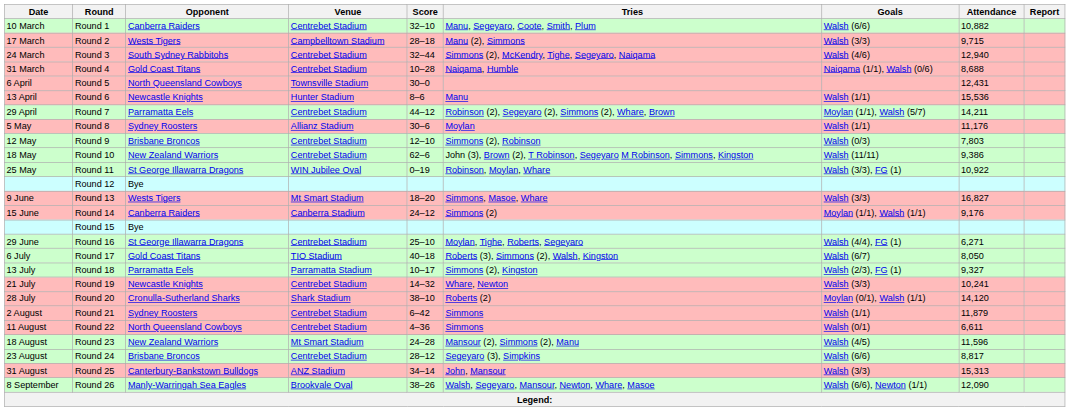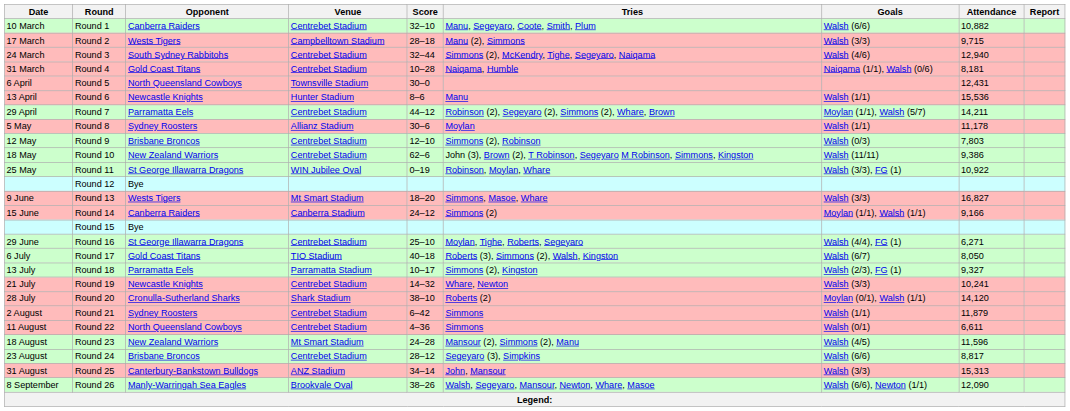(972, 69) 8,688 -> (972, 69) 8,181
(975, 126) 11,176 -> (975, 126) 11,178
(972, 212) 9,176 -> (972, 212) 9,166
